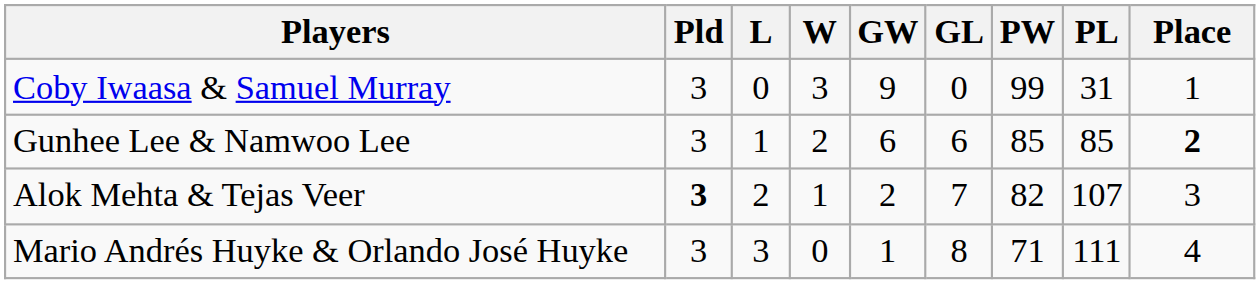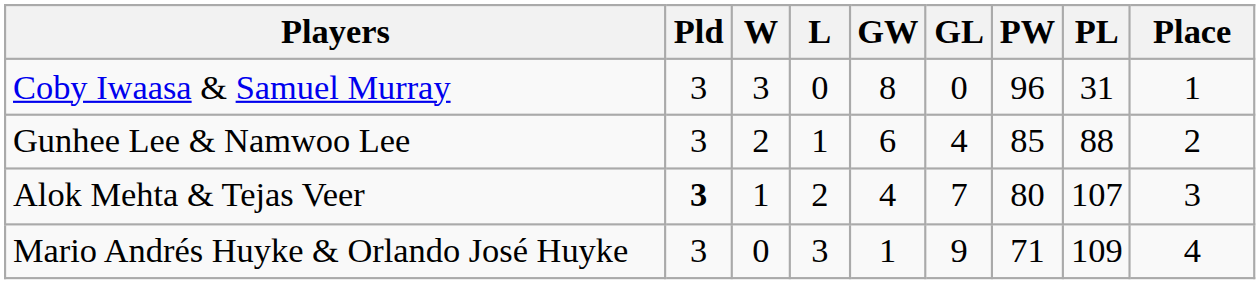columns swapped: (820, 31) <-> (761, 31)
(888, 86) 9 -> (888, 86) 8
(1027, 86) 99 -> (1027, 86) 96
(959, 140) 6 -> (959, 140) 4
(1097, 140) 85 -> (1097, 140) 88
(1192, 140) bold -> (1192, 140) normal
(888, 195) 2 -> (888, 195) 4
(1027, 195) 82 -> (1027, 195) 80
(959, 250) 8 -> (959, 250) 9
(1097, 250) 111 -> (1097, 250) 109
